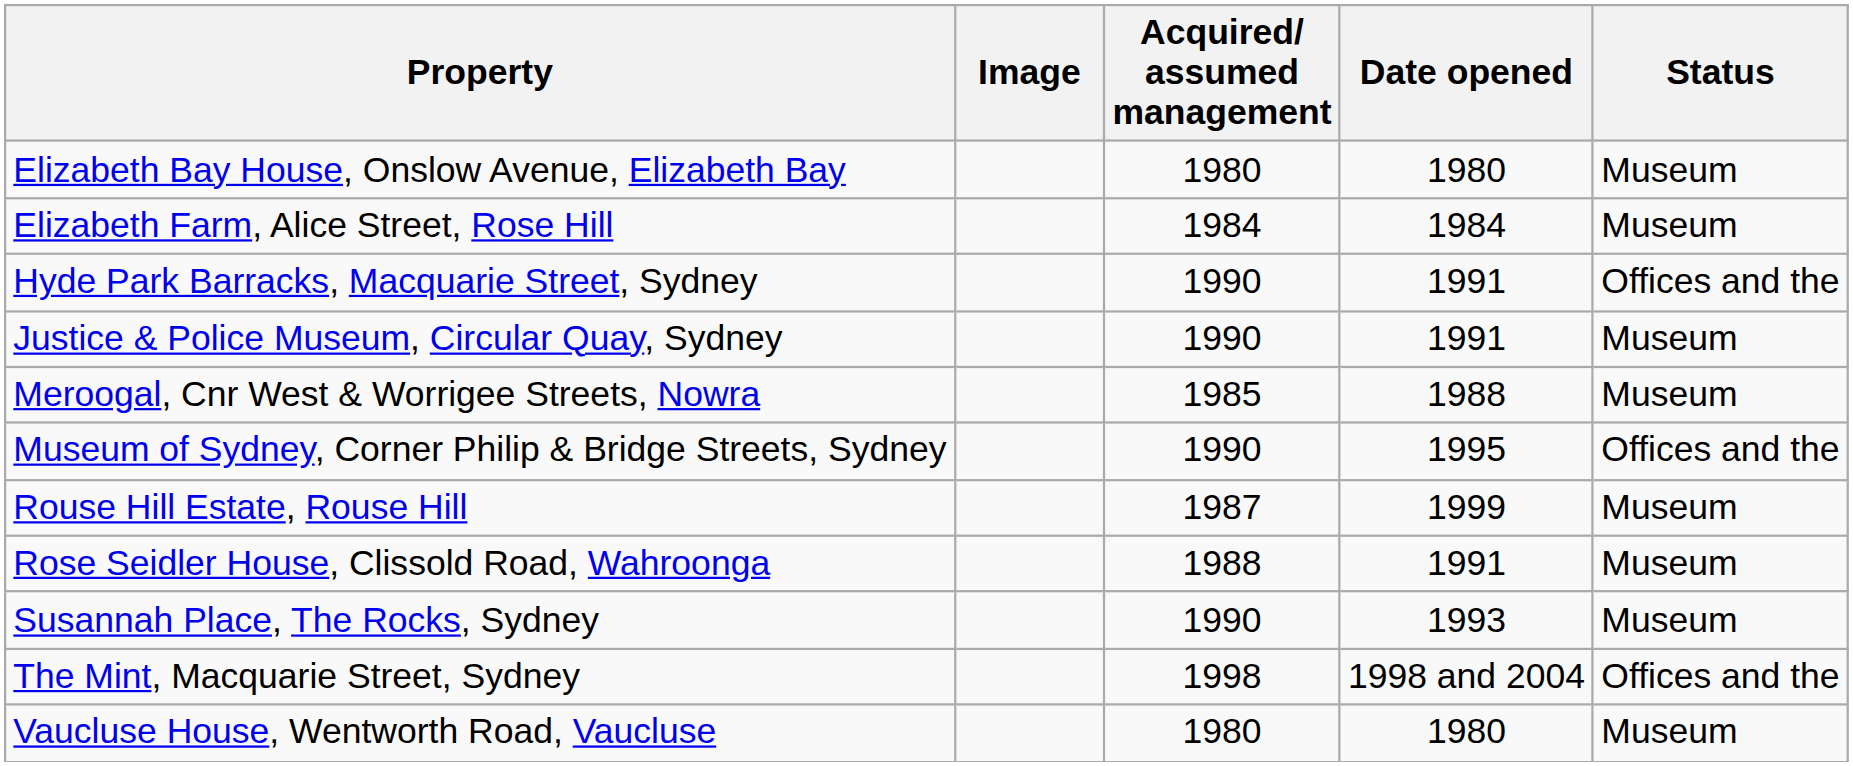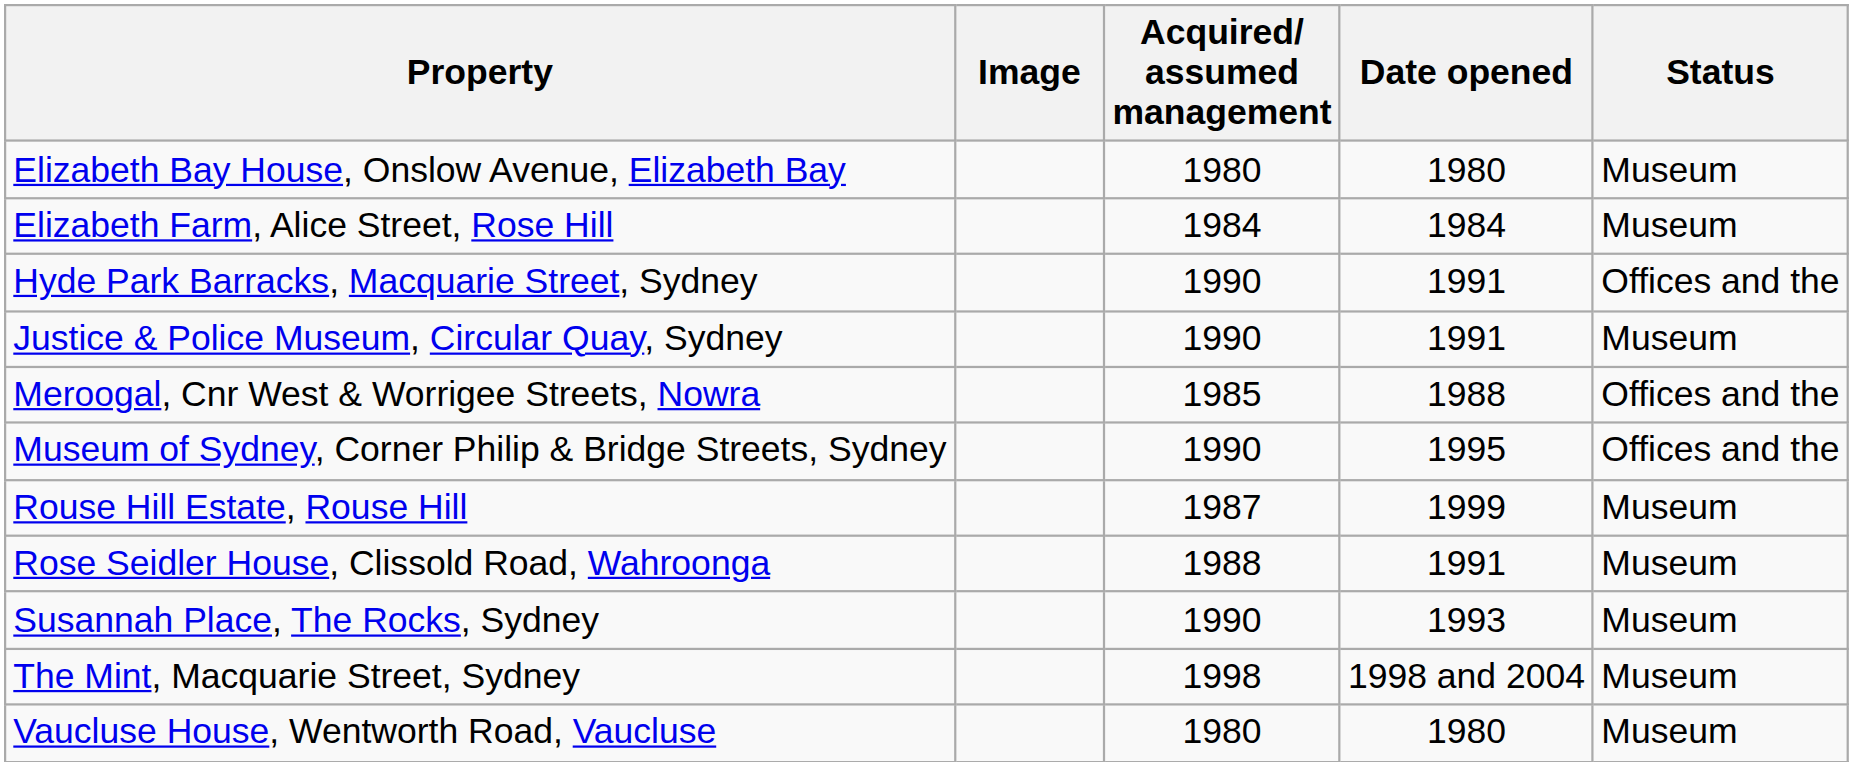(1669, 394) Museum -> (1720, 394) Offices and the
(1720, 675) Offices and the -> (1669, 675) Museum
